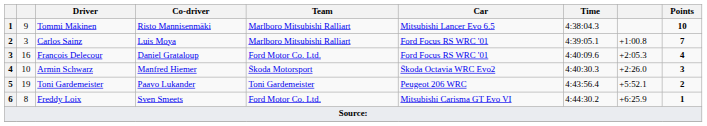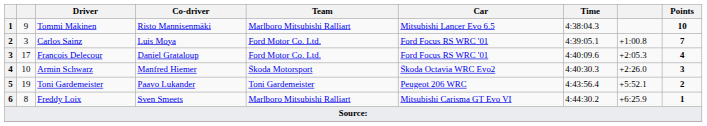(299, 40) Marlboro Mitsubishi Ralliart -> (285, 40) Ford Motor Co. Ltd.
(26, 55) 16 -> (26, 55) 17
(285, 98) Ford Motor Co. Ltd. -> (299, 98) Marlboro Mitsubishi Ralliart
